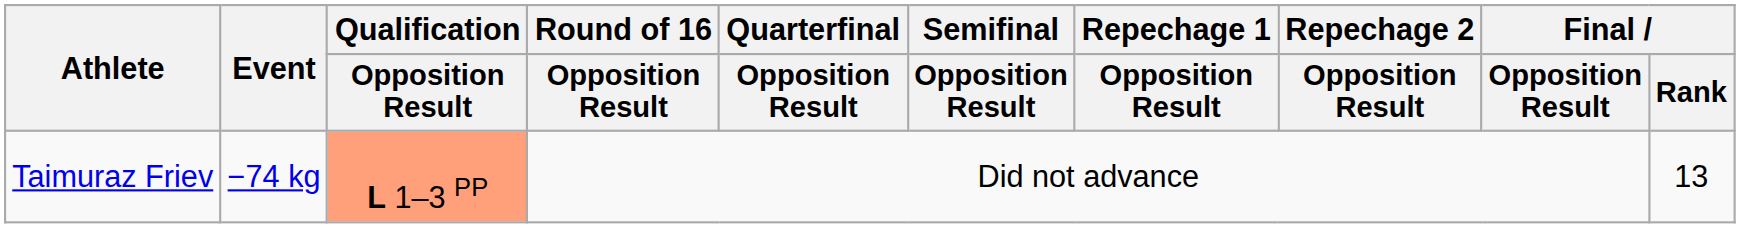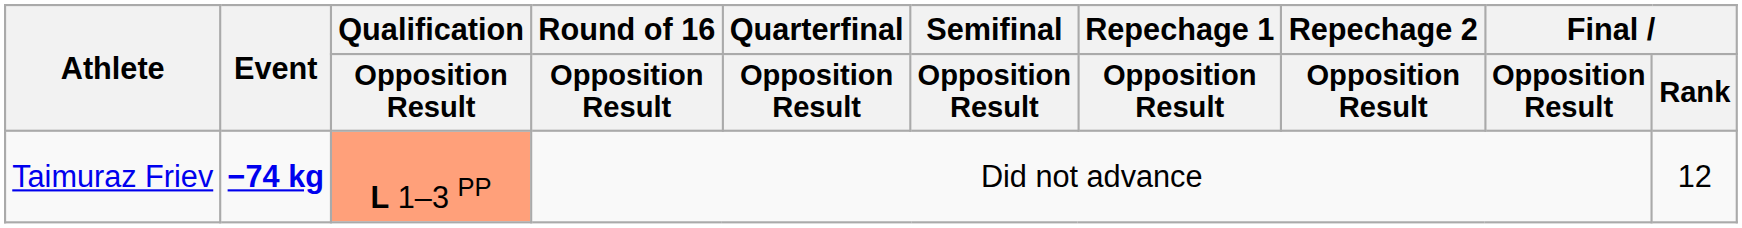(274, 177) normal -> (276, 177) bold
(1691, 177) 13 -> (1695, 177) 12
